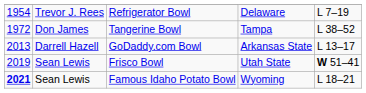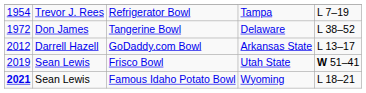(263, 12) Delaware -> (256, 12) Tampa
(256, 29) Tampa -> (263, 29) Delaware
(19, 46) 2013 -> (19, 46) 2012
